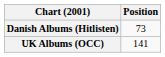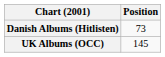(141, 44) 141 -> (141, 44) 145
